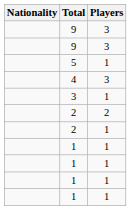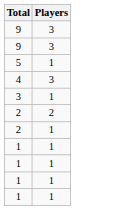- column: (32, 12)
